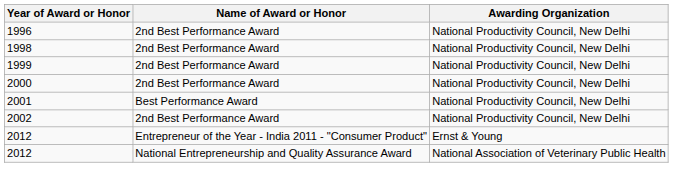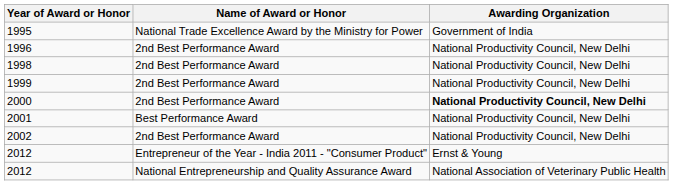+ row: (19, 31)
(531, 84) normal -> (539, 101) bold
